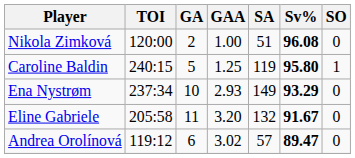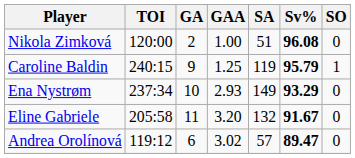(192, 66) 5 -> (192, 66) 9
(301, 66) 95.80 -> (301, 66) 95.79
